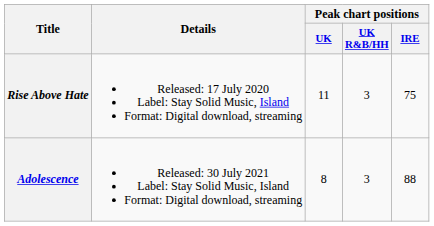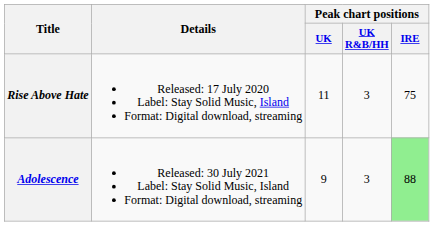(324, 179) 8 -> (324, 179) 9
(410, 179) no background -> (410, 179) lightgreen background
